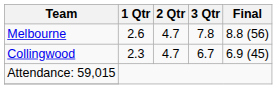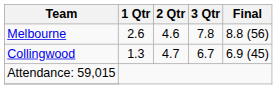(171, 34) 4.7 -> (171, 34) 4.6
(136, 53) 2.3 -> (136, 53) 1.3
